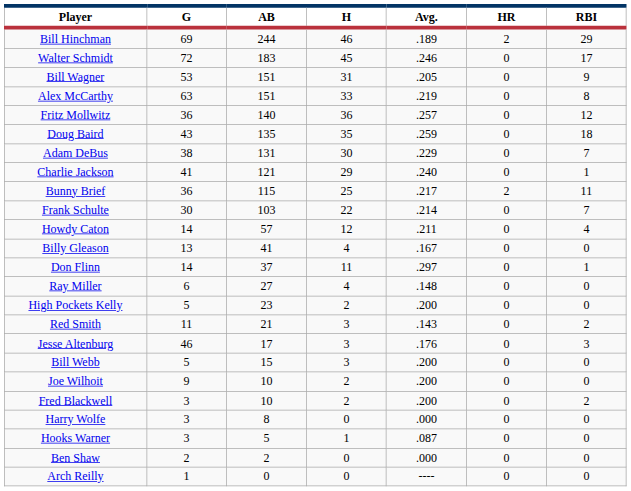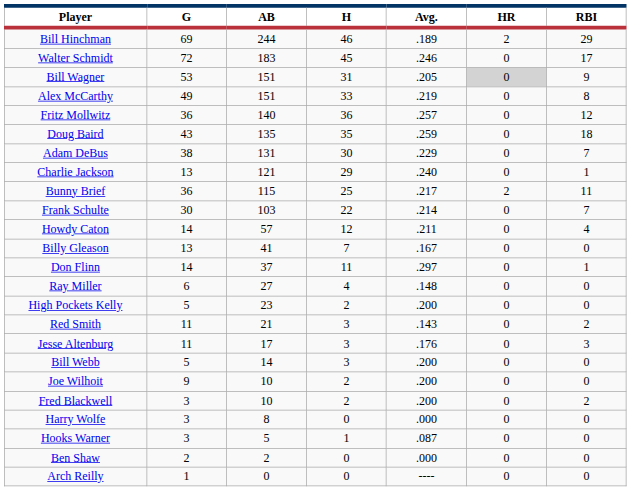(506, 77) no background -> (506, 77) lightgrey background
(187, 96) 63 -> (187, 96) 49
(187, 172) 41 -> (187, 172) 13
(346, 248) 4 -> (346, 248) 7
(187, 343) 46 -> (187, 343) 11
(266, 362) 15 -> (266, 362) 14
